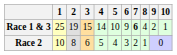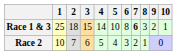(74, 27) 19 -> (74, 27) 18
(126, 27) 9 -> (126, 27) 8
(145, 27) 4 -> (145, 27) 3
(74, 42) 8 -> (74, 42) 7
